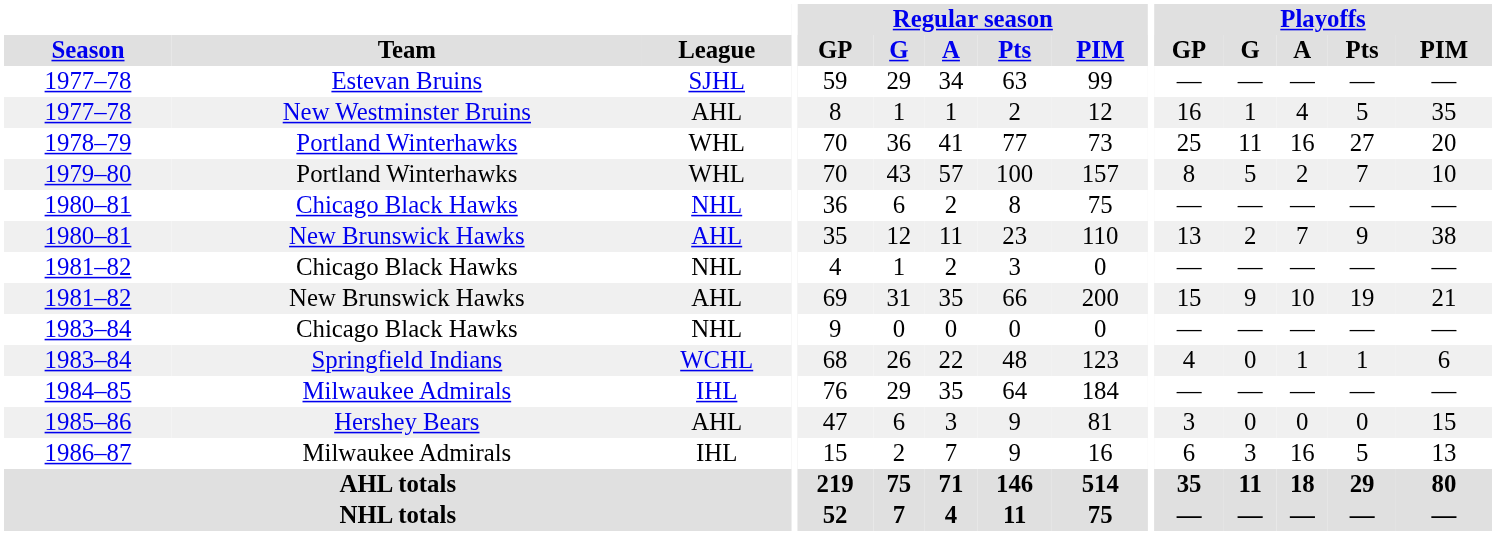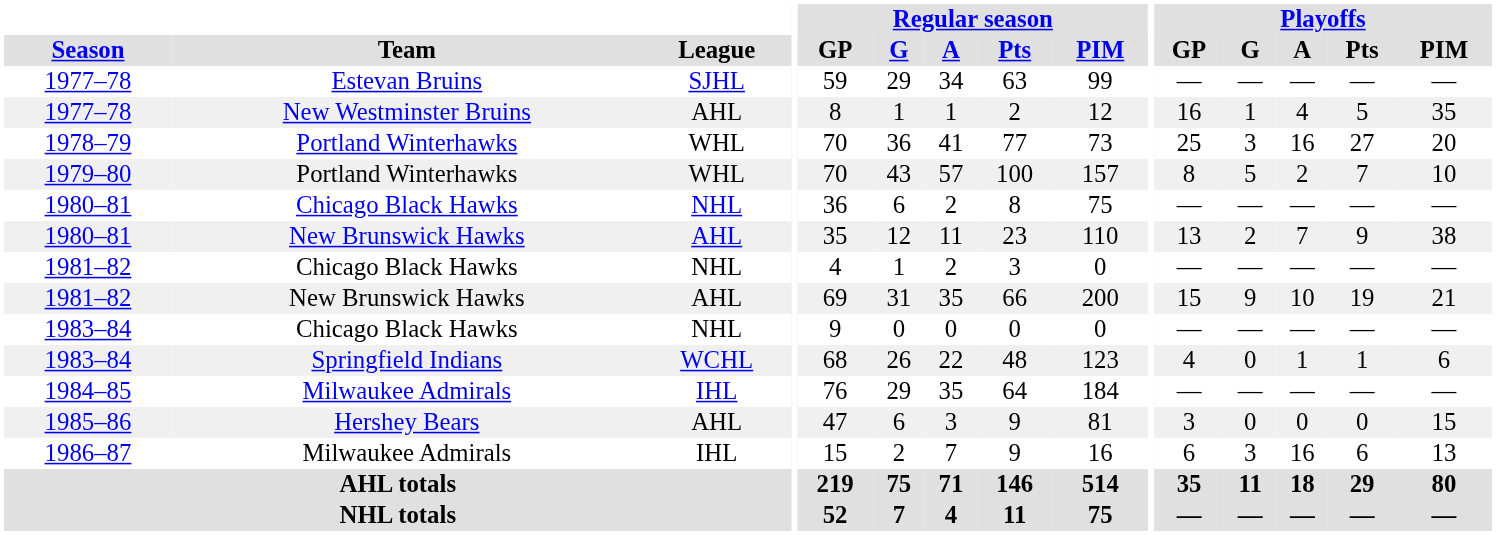(1250, 143) 11 -> (1250, 143) 3
(1362, 453) 5 -> (1362, 453) 6
